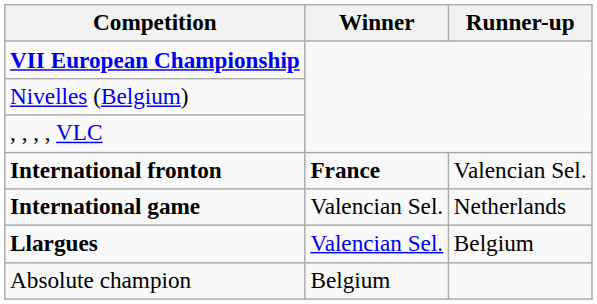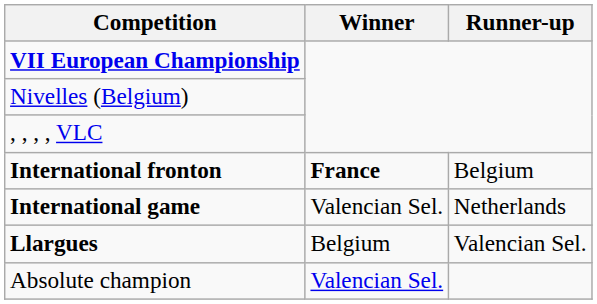(520, 170) Valencian Sel. -> (494, 170) Belgium
(377, 243) Valencian Sel. -> (350, 243) Belgium
(494, 243) Belgium -> (520, 243) Valencian Sel.
(350, 280) Belgium -> (377, 280) Valencian Sel.
